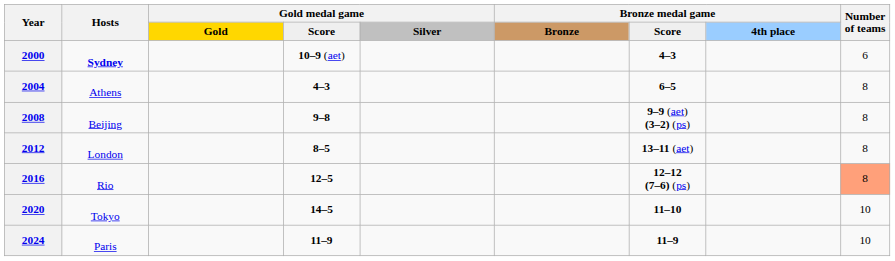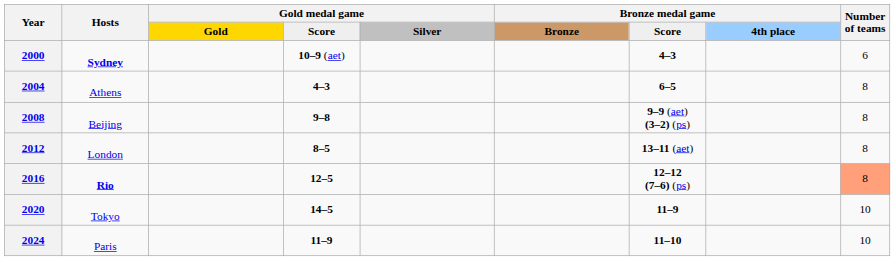(105, 185) normal -> (105, 185) bold
(667, 209) 11–10 -> (667, 209) 11–9
(667, 240) 11–9 -> (667, 240) 11–10
